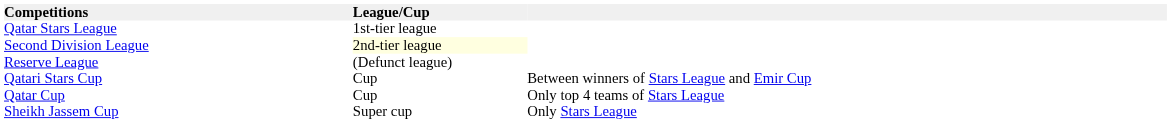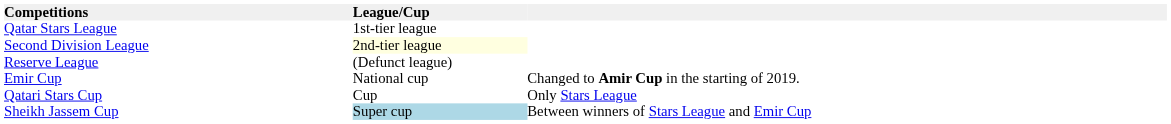+ row: (33, 78)
(669, 78) Between winners of Stars League and Emir Cup -> (582, 95) Only Stars League
- row: (34, 95)
(382, 111) no background -> (382, 111) lightblue background
(582, 111) Only Stars League -> (669, 111) Between winners of Stars League and Emir Cup
